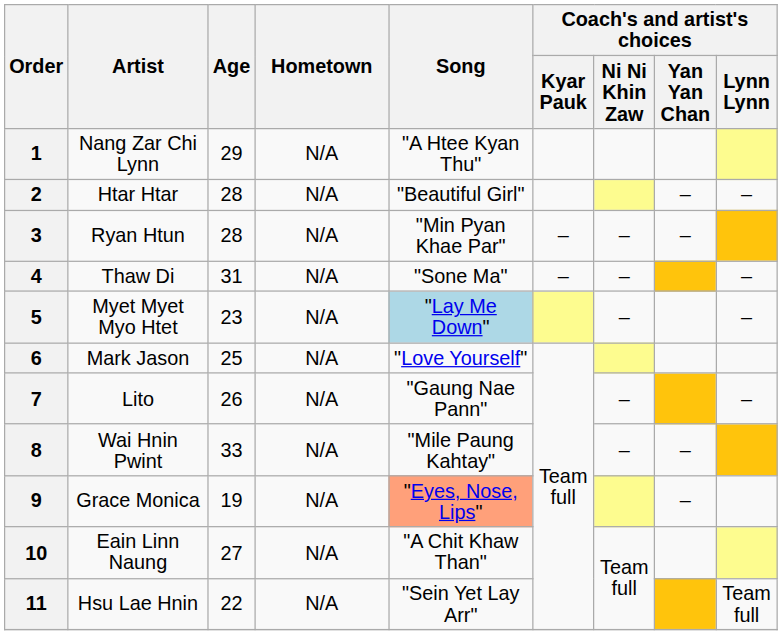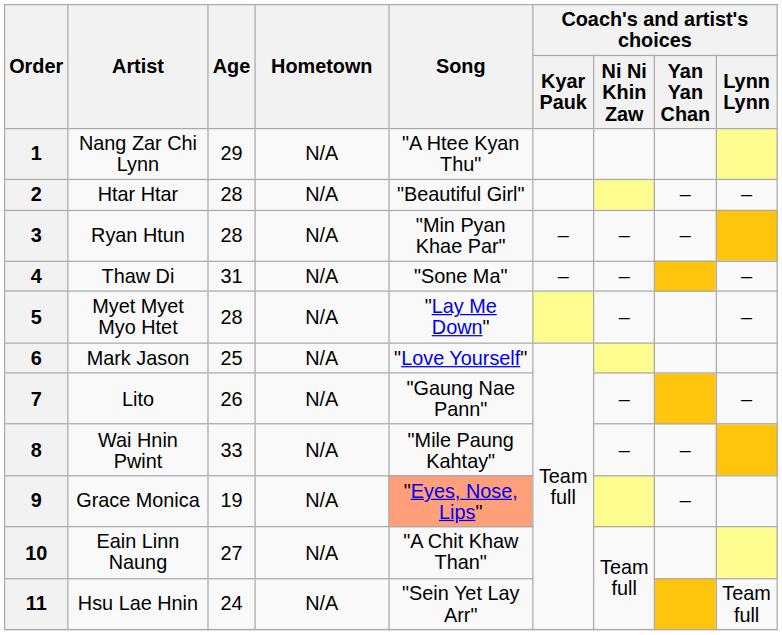(231, 317) 23 -> (231, 317) 28
(461, 317) lightblue background -> (461, 317) no background
(231, 604) 22 -> (231, 604) 24
